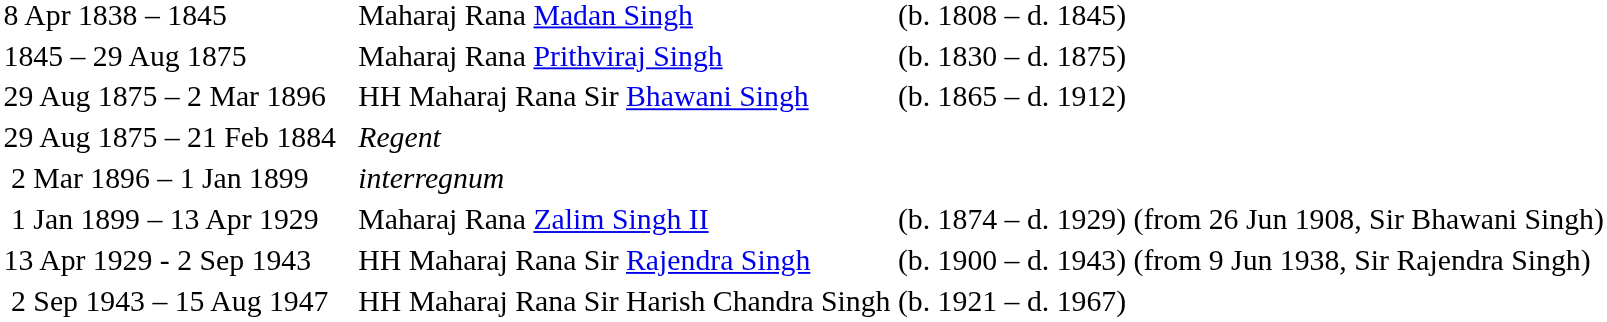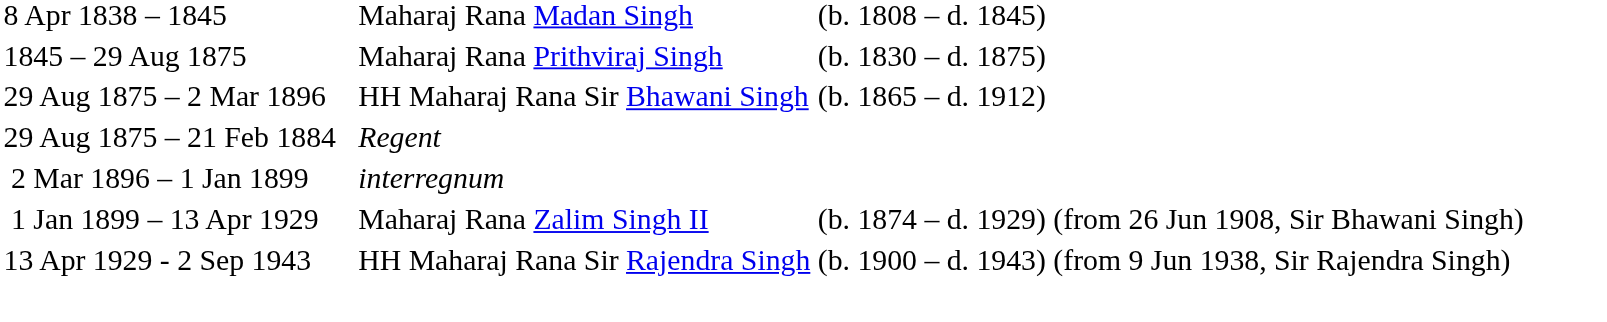- row: (166, 301)
